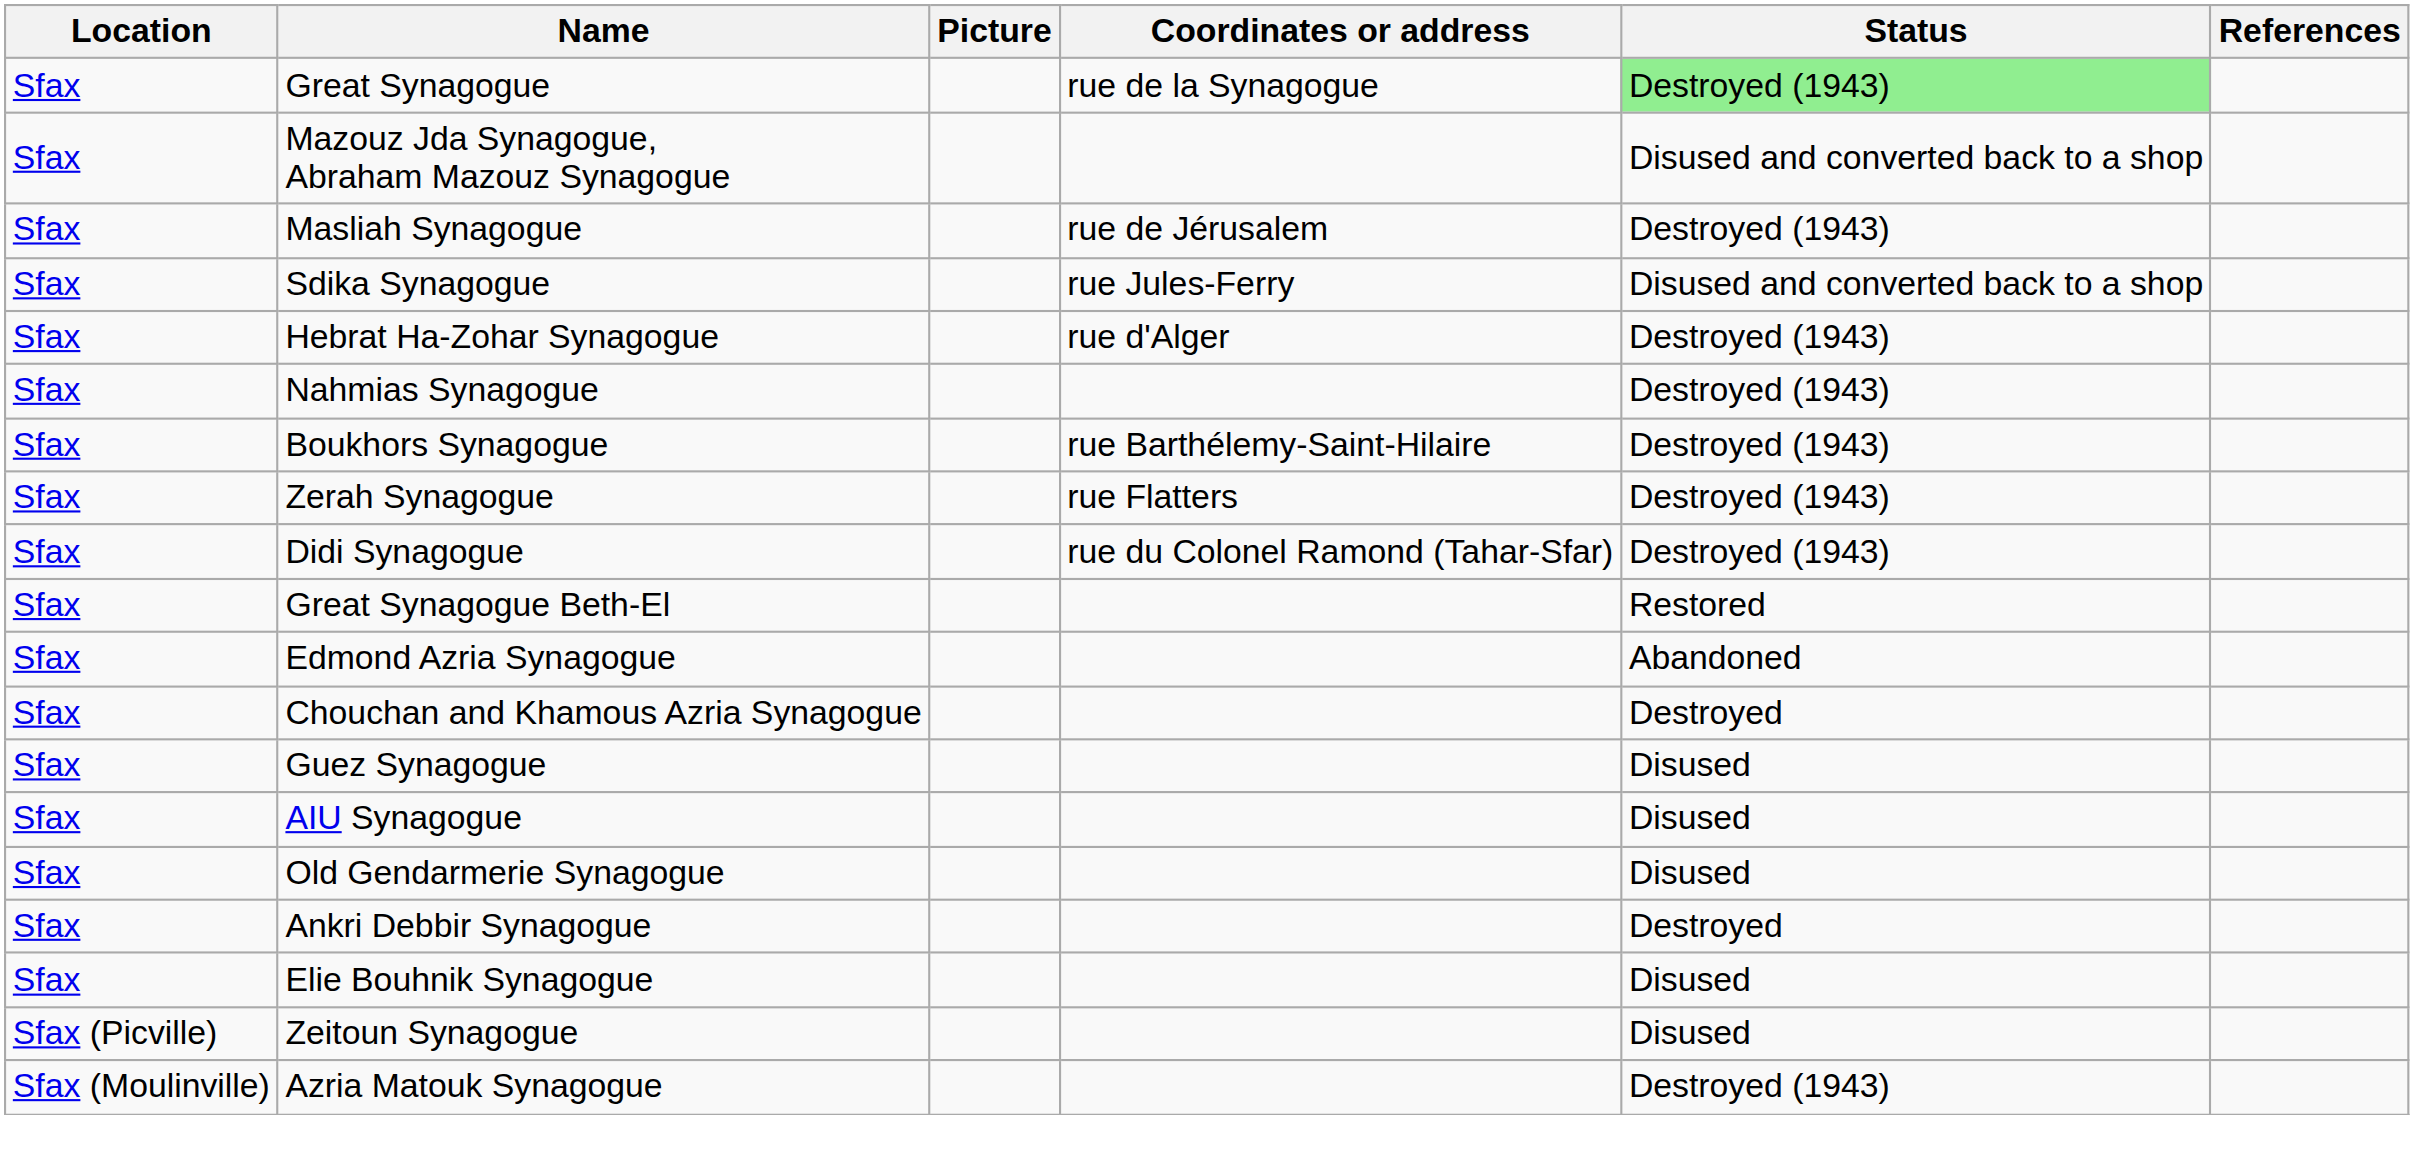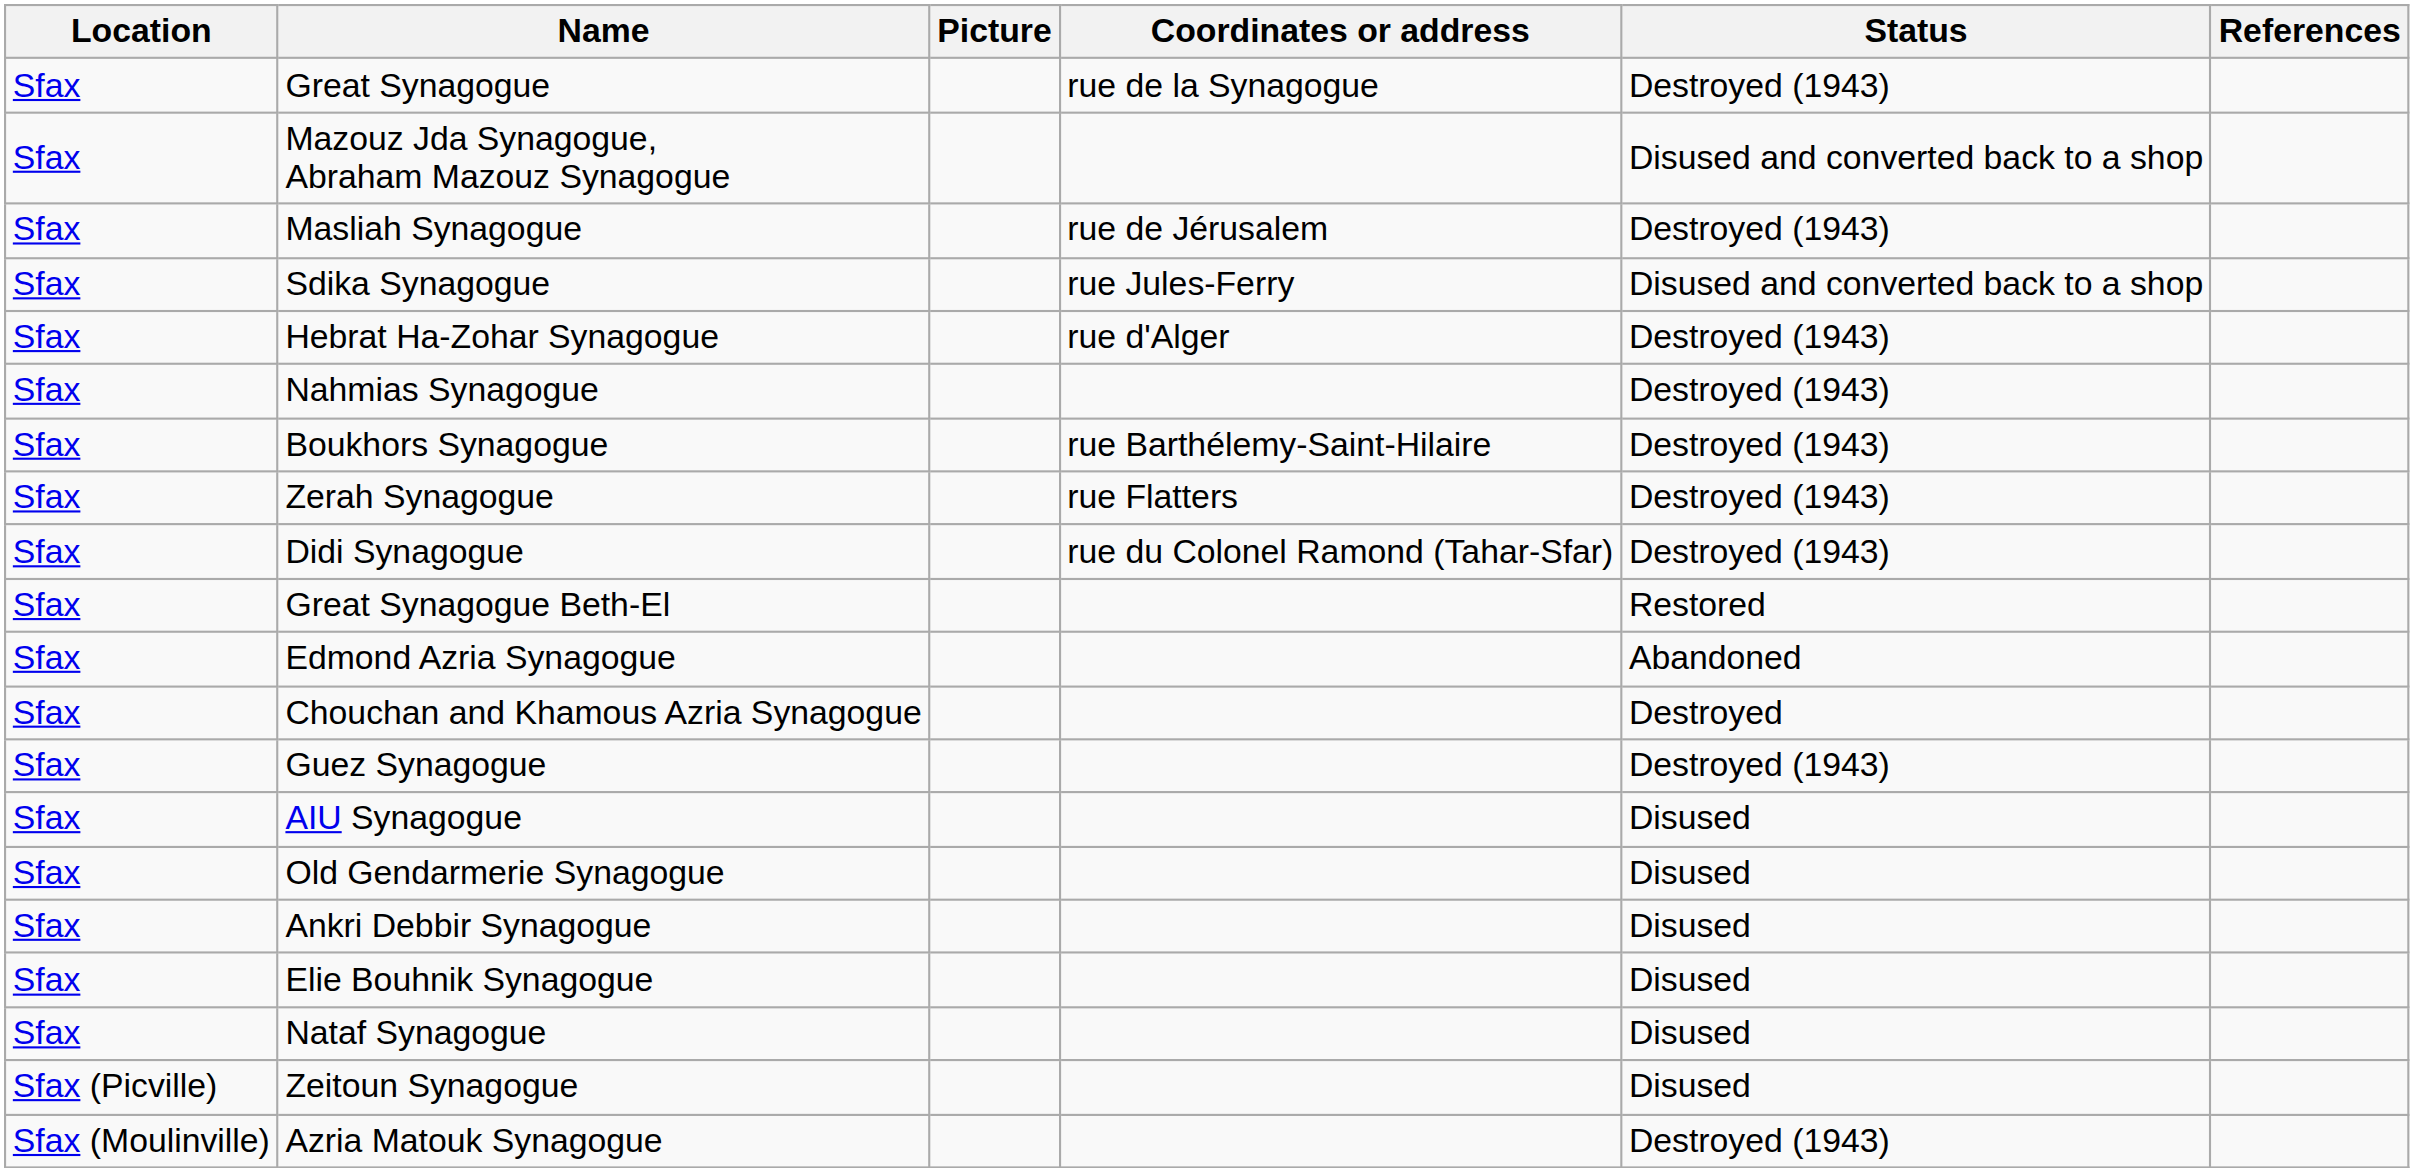(1759, 84) lightgreen background -> (1759, 84) no background
(1690, 765) Disused -> (1759, 765) Destroyed (1943)
(1706, 925) Destroyed -> (1690, 925) Disused
+ row: (416, 1032)
